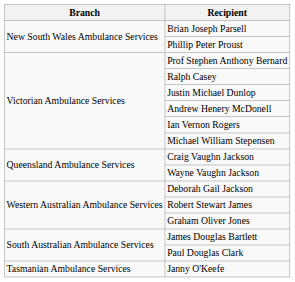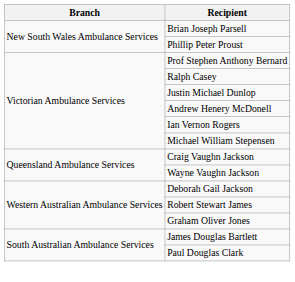- row: (196, 269)
